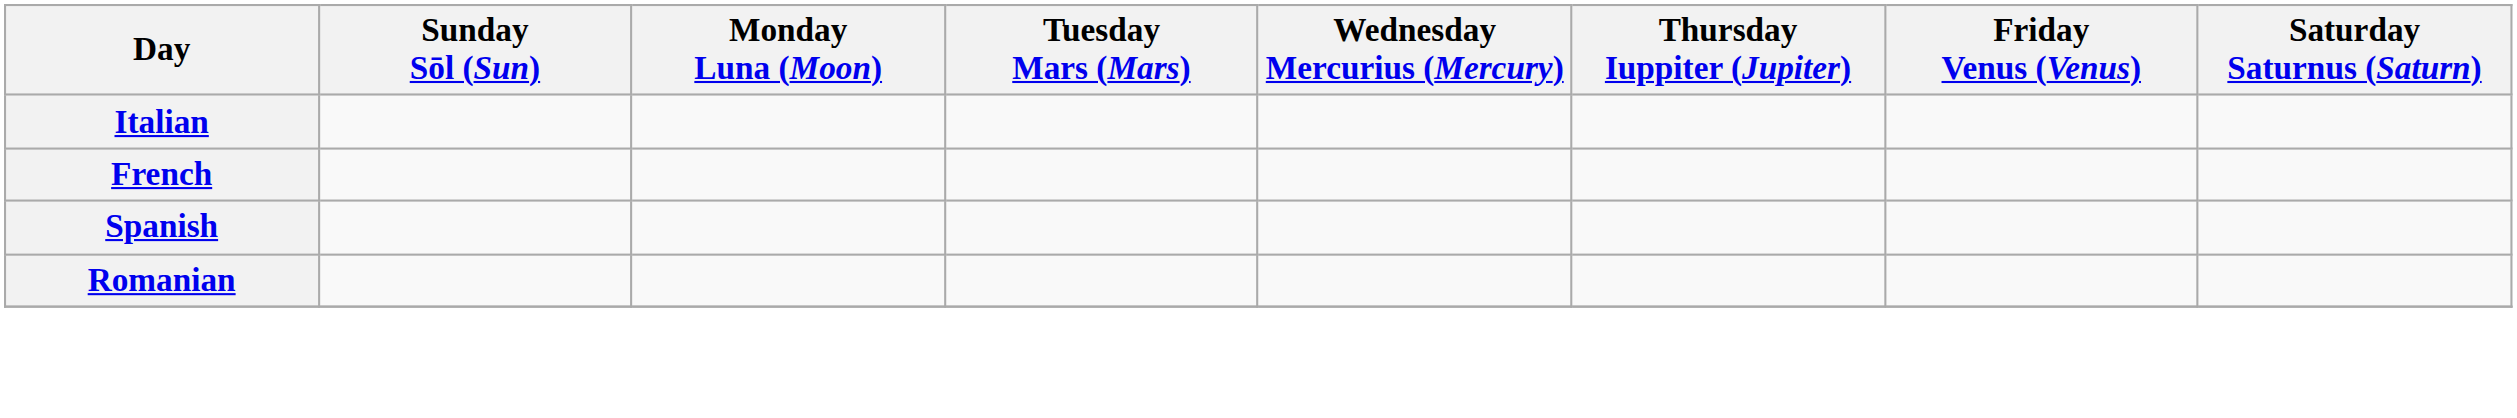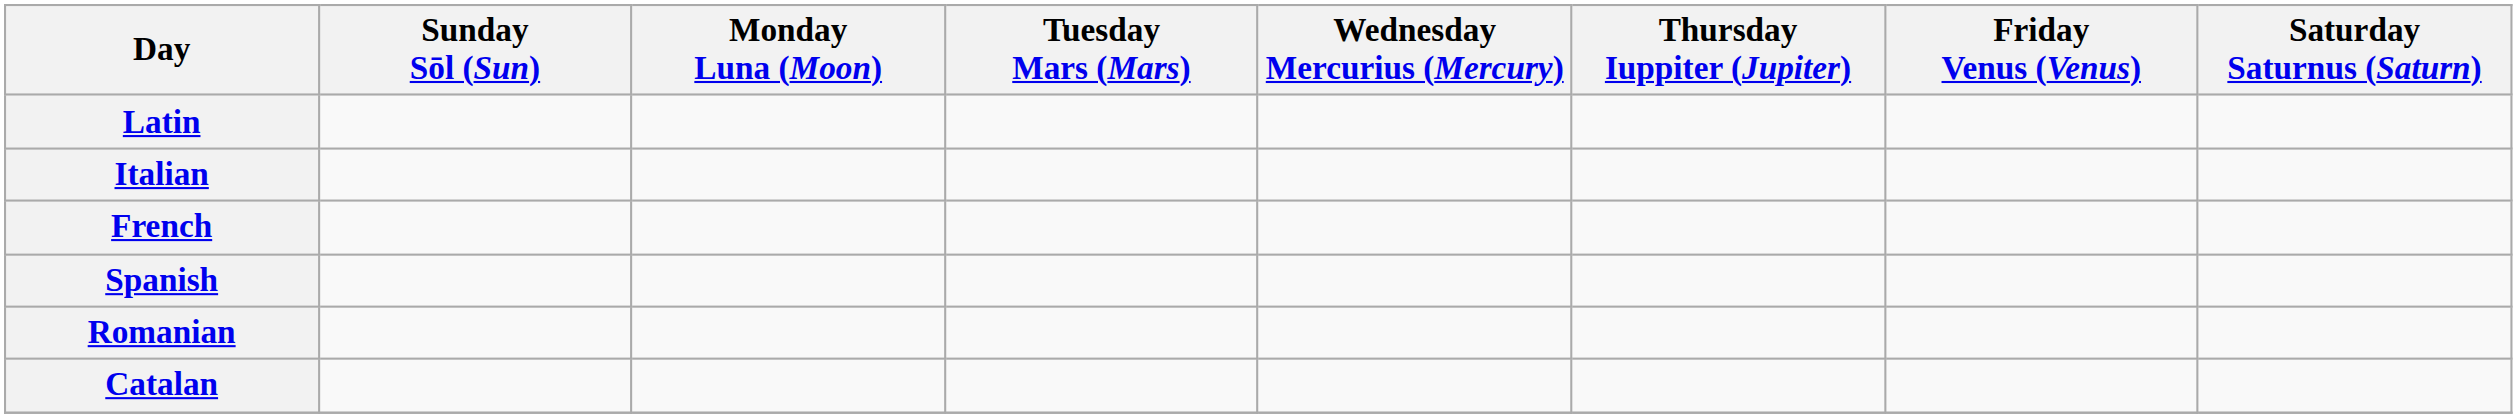+ row: (162, 121)
+ row: (162, 385)
